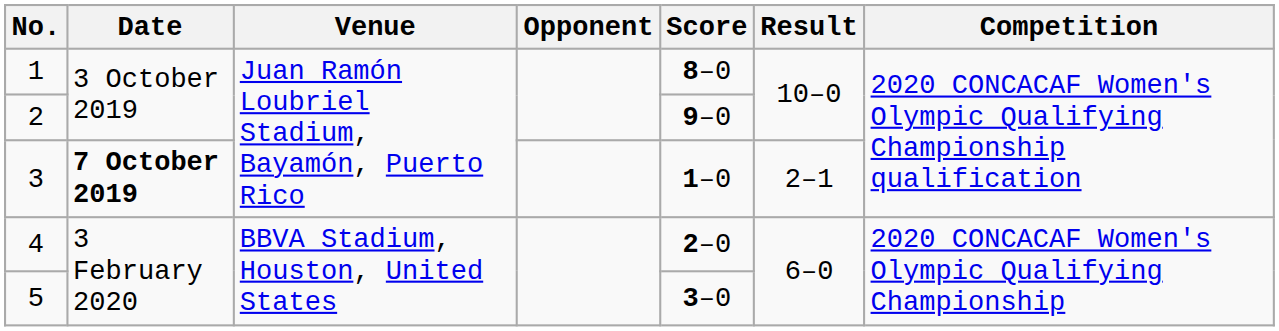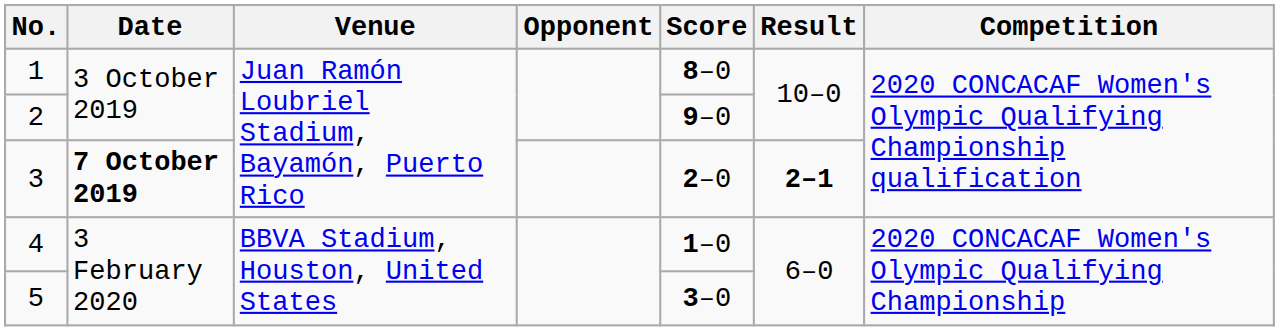(707, 179) 1–0 -> (707, 179) 2–0
(809, 179) normal -> (809, 179) bold
(707, 245) 2–0 -> (707, 245) 1–0
